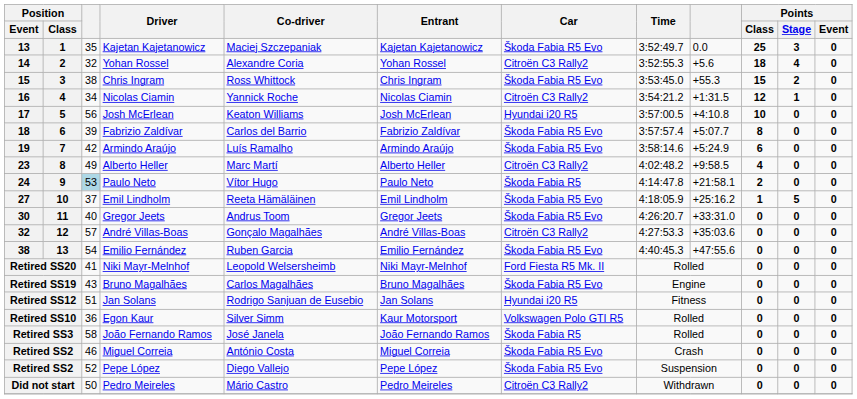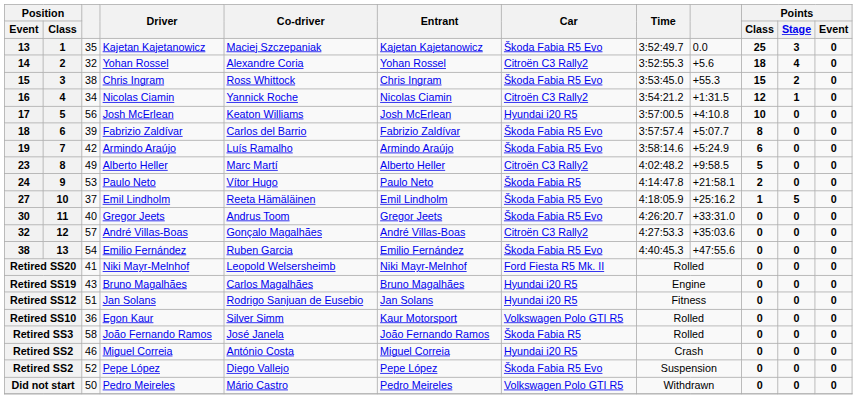(760, 165) 4 -> (760, 165) 5
(91, 182) lightblue background -> (91, 182) no background
(553, 283) Škoda Fabia R5 Evo -> (541, 283) Hyundai i20 R5
(553, 351) Škoda Fabia R5 Evo -> (541, 351) Hyundai i20 R5
(546, 385) Citroën C3 Rally2 -> (564, 385) Volkswagen Polo GTI R5
